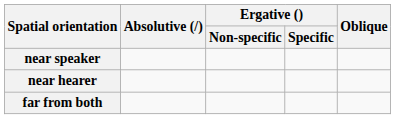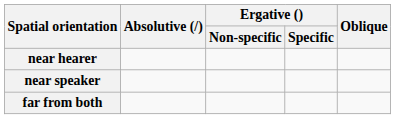rows swapped: (62, 59) <-> (62, 80)
